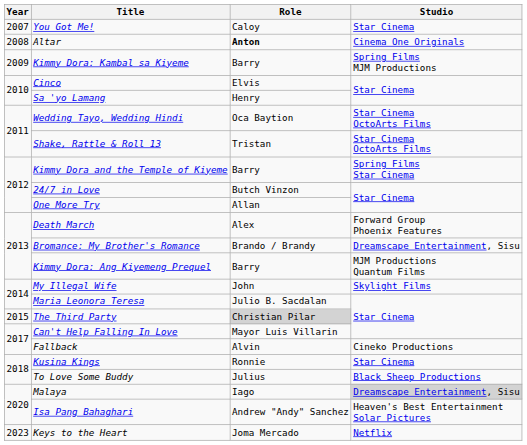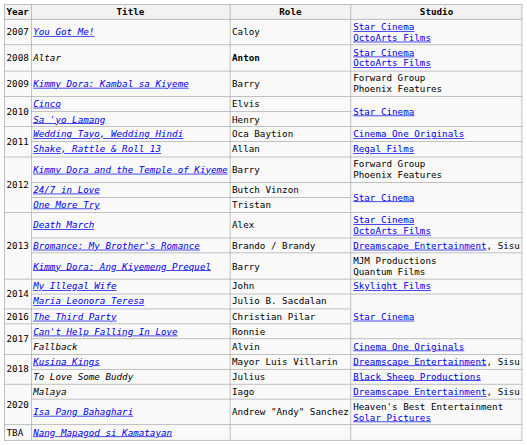(384, 27) Star Cinema -> (392, 32) Star Cinema OctoArts Films
(409, 42) Cinema One Originals -> (392, 58) Star Cinema OctoArts Films
(395, 62) Spring Films MJM Productions -> (398, 84) Forward Group Phoenix Features
(392, 118) Star Cinema OctoArts Films -> (409, 134) Cinema One Originals
(252, 144) Tristan -> (246, 149) Allan
(392, 144) Star Cinema OctoArts Films -> (384, 149) Regal Films
(387, 169) Spring Films Star Cinema -> (398, 169) Forward Group Phoenix Features
(246, 205) Allan -> (252, 205) Tristan
(398, 225) Forward Group Phoenix Features -> (392, 225) Star Cinema OctoArts Films
(18, 316) 2015 -> (18, 316) 2016
(274, 316) lightgrey background -> (274, 316) no background
(285, 332) Mayor Luis Villarin -> (249, 332) Ronnie
(403, 347) Cineko Productions -> (409, 347) Cinema One Originals
(249, 362) Ronnie -> (285, 362) Mayor Luis Villarin
(384, 362) Star Cinema -> (437, 362) Dreamscape Entertainment, Sisu
(437, 392) lightgrey background -> (437, 392) no background
- row: (80, 432)
+ row: (103, 432)
